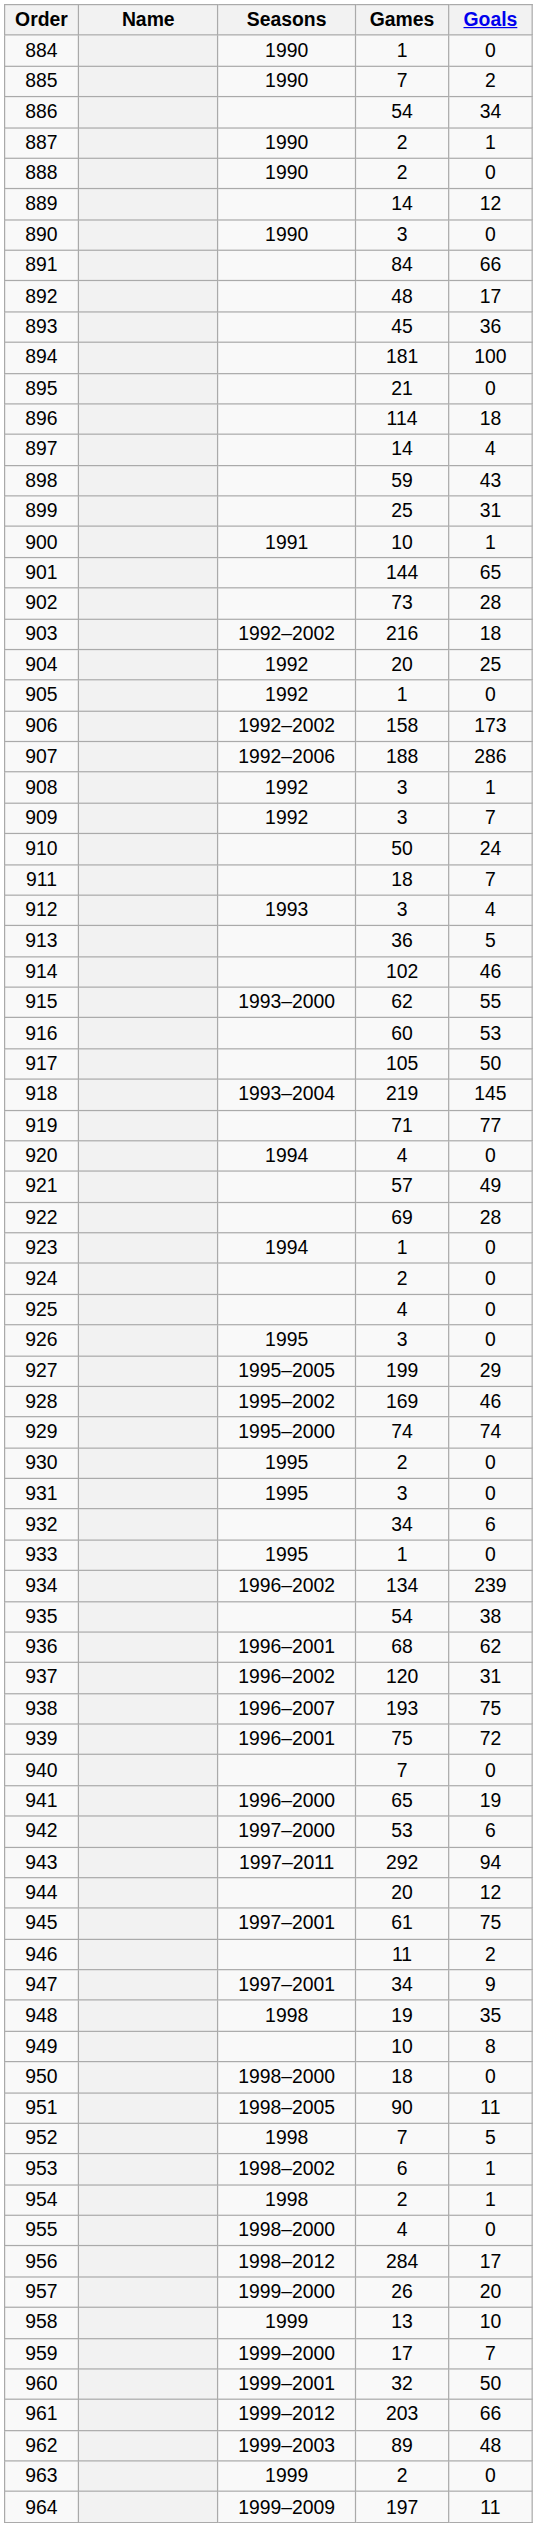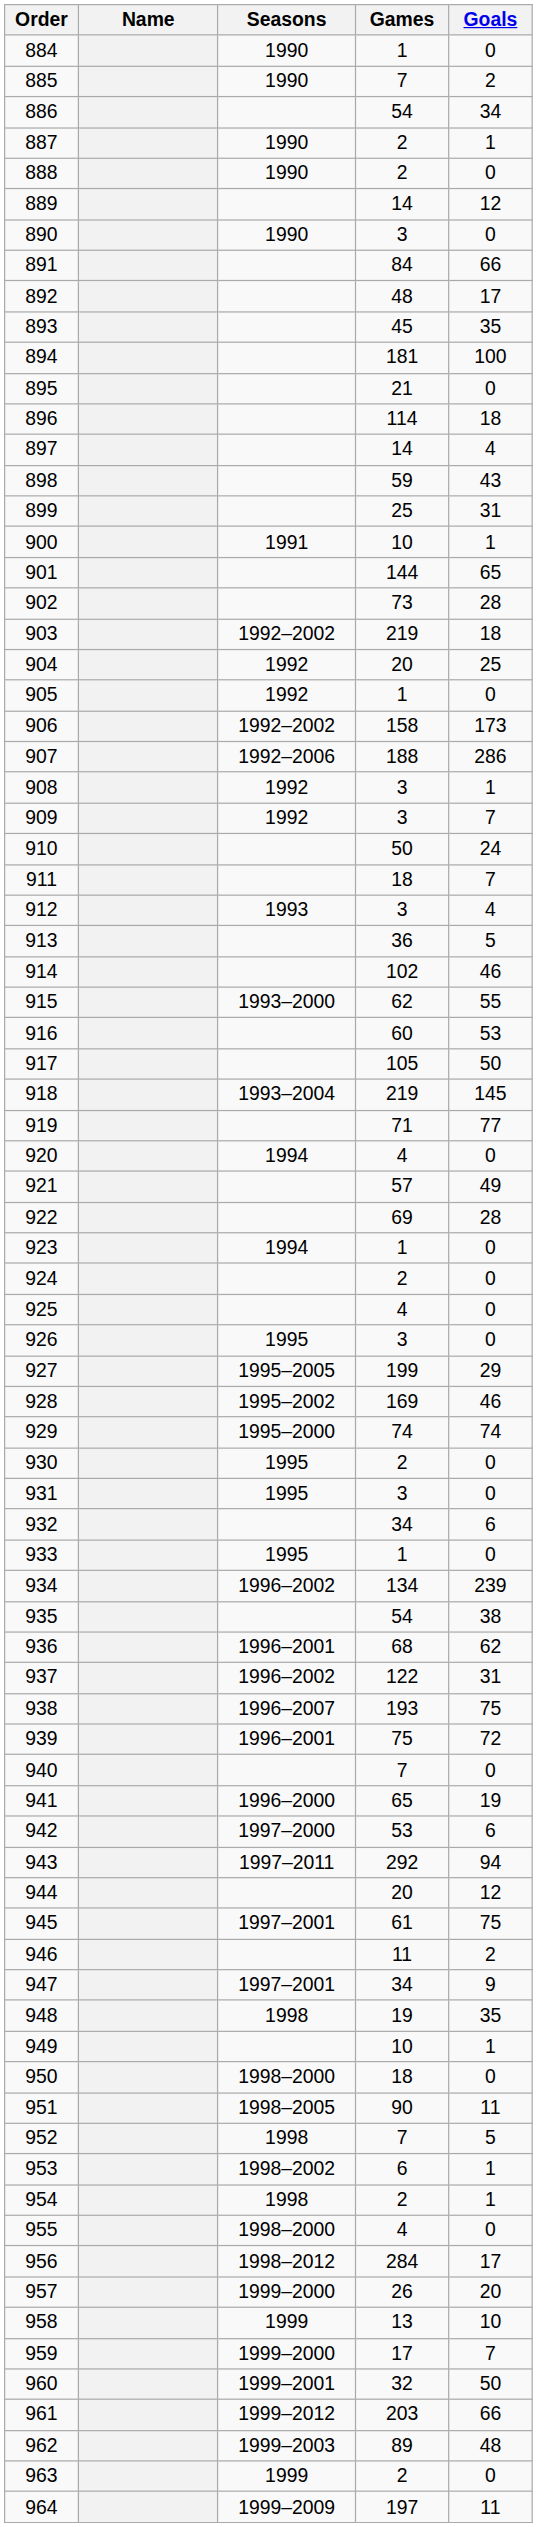(490, 326) 36 -> (490, 326) 35
(402, 633) 216 -> (402, 633) 219
(402, 1677) 120 -> (402, 1677) 122
(490, 2046) 8 -> (490, 2046) 1
